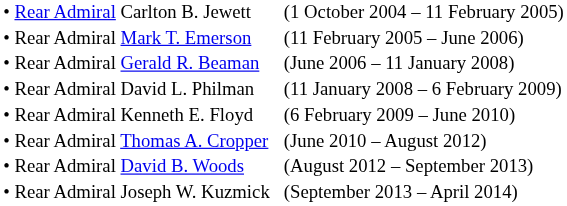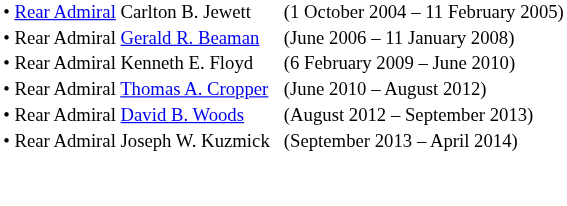- row: (118, 37)
- row: (119, 89)
